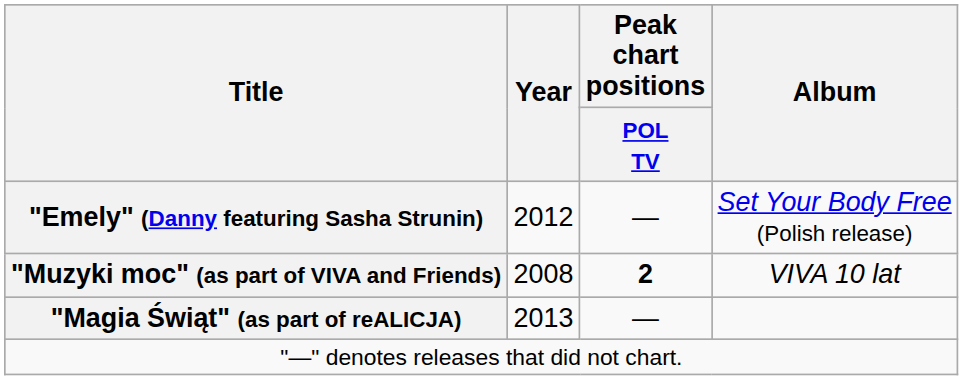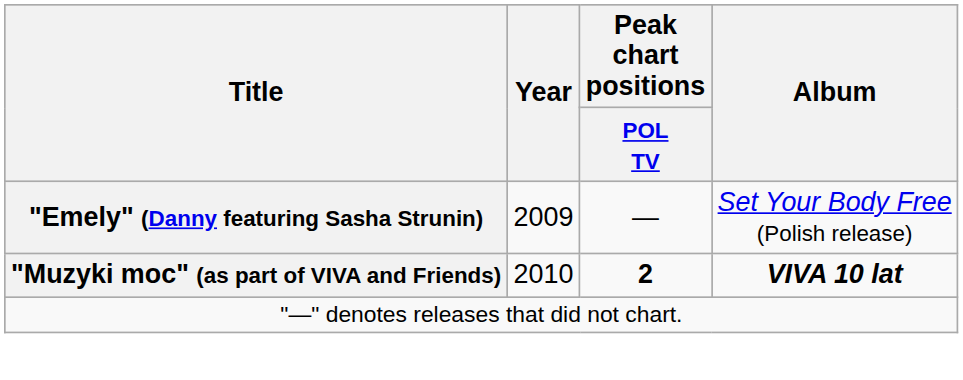(543, 216) 2012 -> (543, 216) 2009
(543, 274) 2008 -> (543, 274) 2010
(835, 274) normal -> (835, 274) bold
- row: (256, 317)
